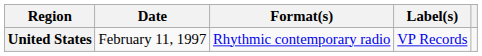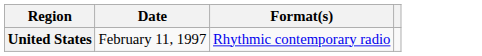- column: (432, 16)
